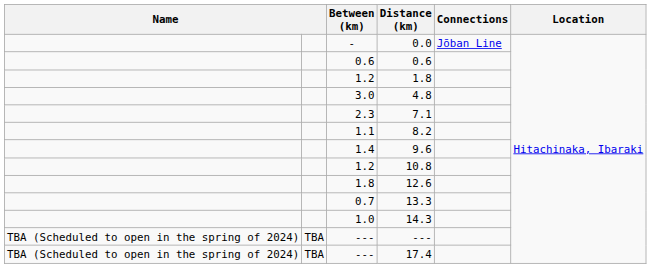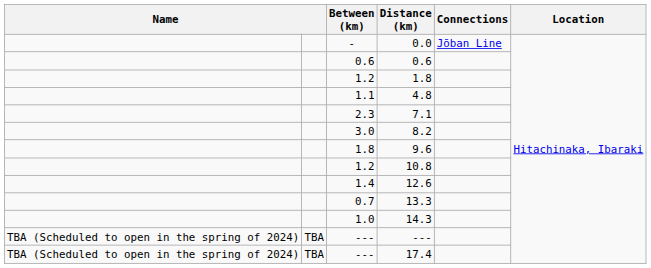(365, 96) 3.0 -> (365, 96) 1.1
(365, 131) 1.1 -> (365, 131) 3.0
(365, 149) 1.4 -> (365, 149) 1.8
(365, 184) 1.8 -> (365, 184) 1.4
